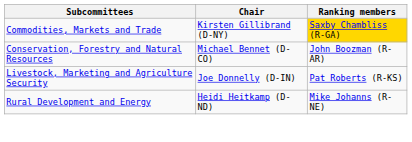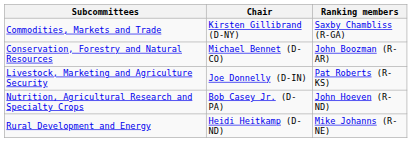(348, 30) gold background -> (353, 30) no background
+ row: (99, 102)
